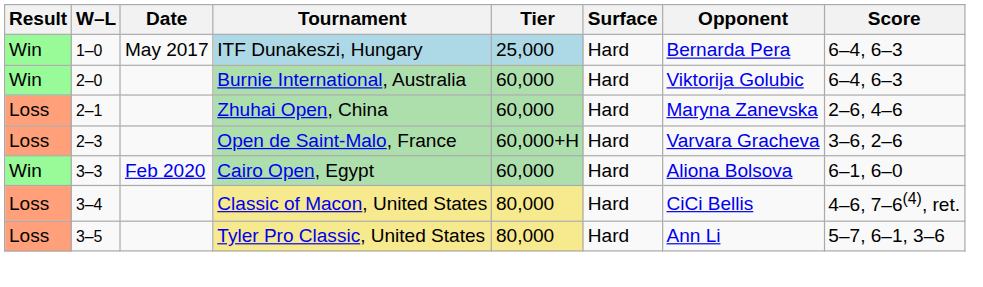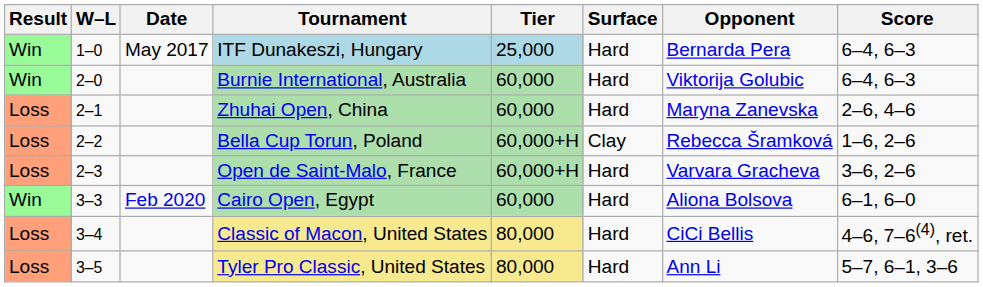+ row: (320, 140)
